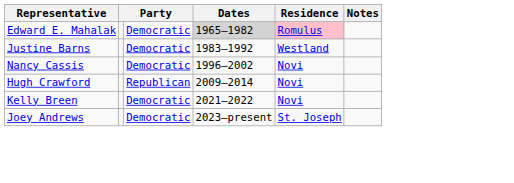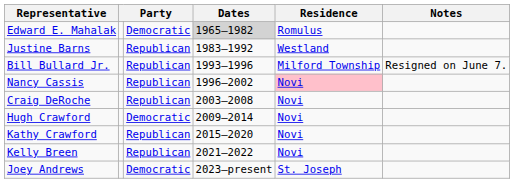(300, 30) pink background -> (300, 30) no background
(158, 48) Democratic -> (158, 48) Republican
+ row: (58, 65)
(158, 65) Democratic -> (158, 83) Republican
(290, 65) no background -> (290, 83) pink background
+ row: (49, 100)
(158, 83) Republican -> (158, 117) Democratic
+ row: (52, 135)
(158, 100) Democratic -> (158, 152) Republican
